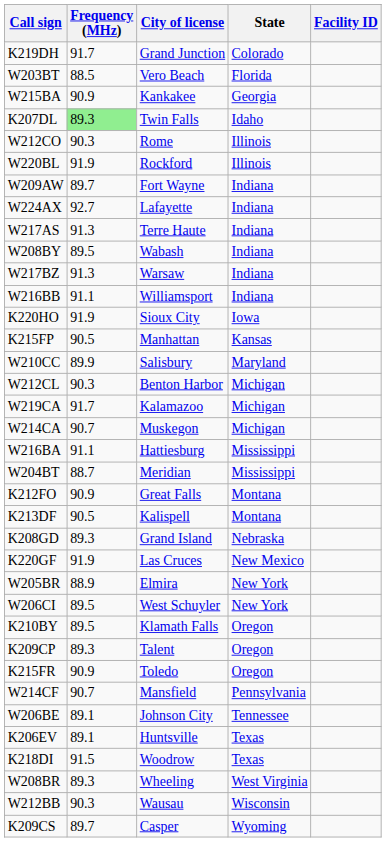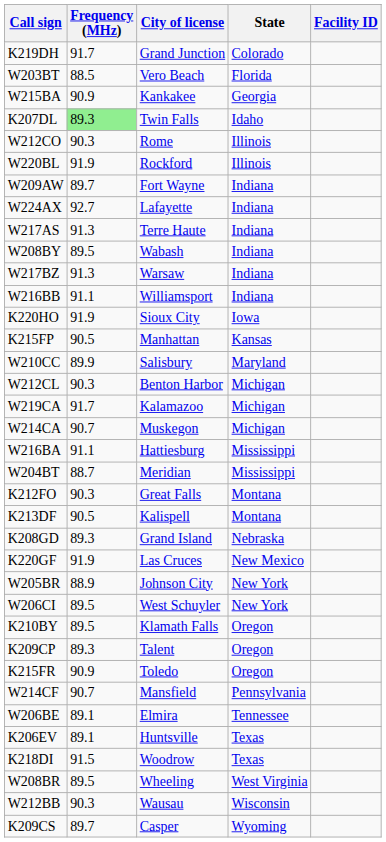(82, 494) 90.9 -> (82, 494) 90.3
(159, 583) Elmira -> (176, 583) Johnson City
(176, 715) Johnson City -> (159, 715) Elmira
(82, 781) 89.3 -> (82, 781) 89.5
